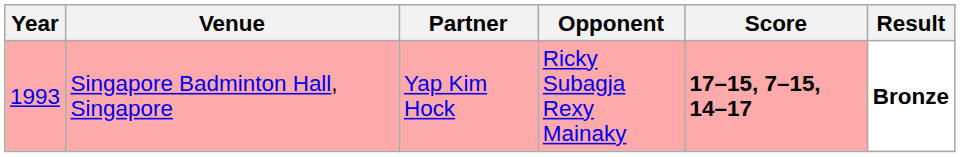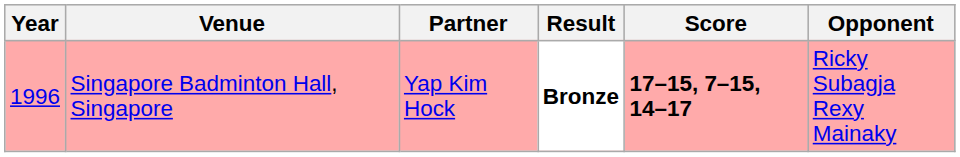columns swapped: (611, 23) <-> (911, 23)
(35, 96) 1993 -> (35, 96) 1996
